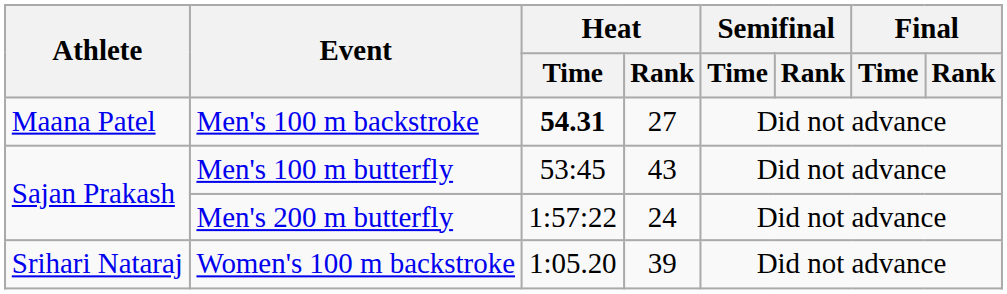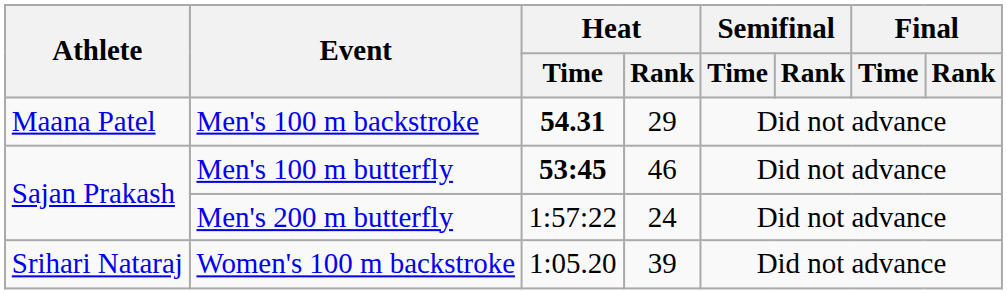(662, 121) 27 -> (662, 121) 29
(573, 169) normal -> (573, 169) bold
(662, 169) 43 -> (662, 169) 46
